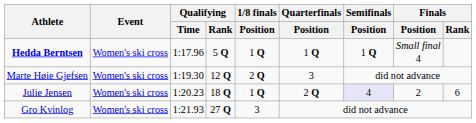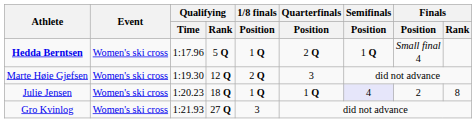(311, 53) 1 Q -> (311, 53) 2 Q
(311, 92) 2 Q -> (311, 92) 1 Q
(457, 92) 6 -> (457, 92) 8
